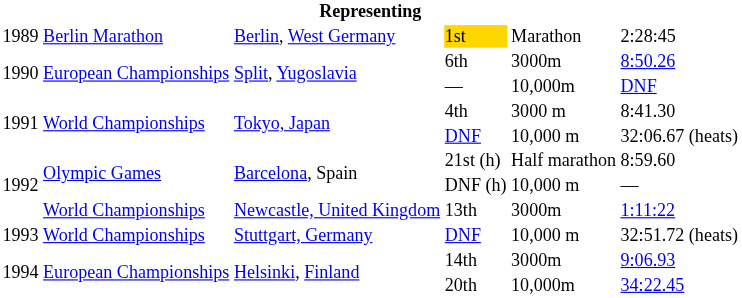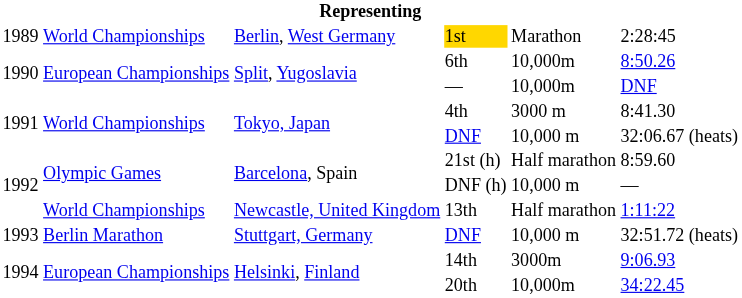(103, 36) Berlin Marathon -> (124, 36) World Championships
(536, 61) 3000m -> (543, 61) 10,000m
(536, 210) 3000m -> (564, 210) Half marathon
(124, 235) World Championships -> (103, 235) Berlin Marathon
